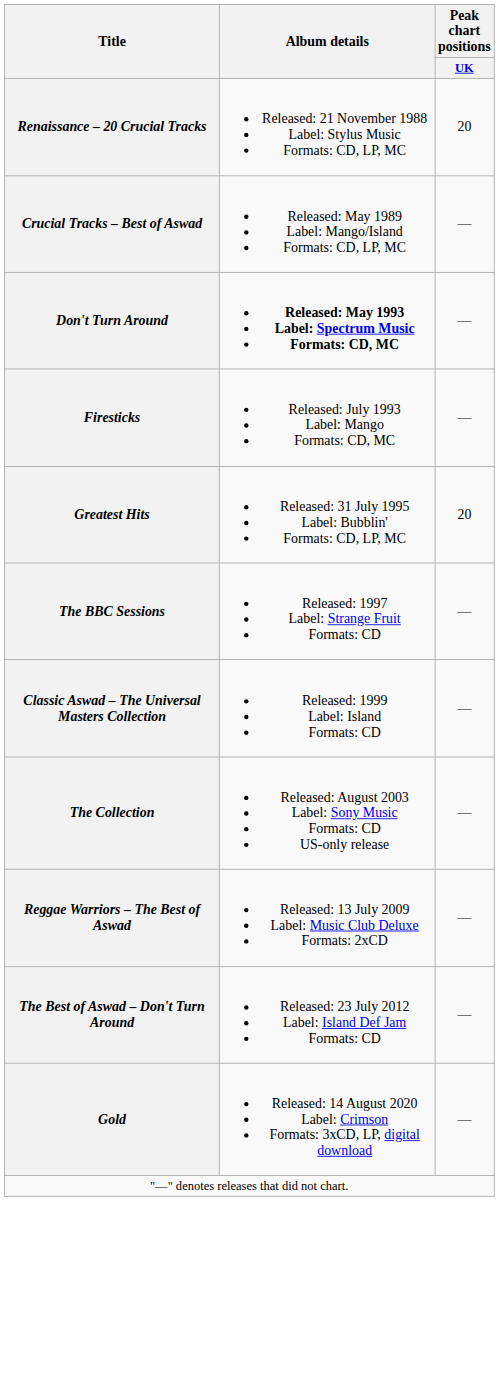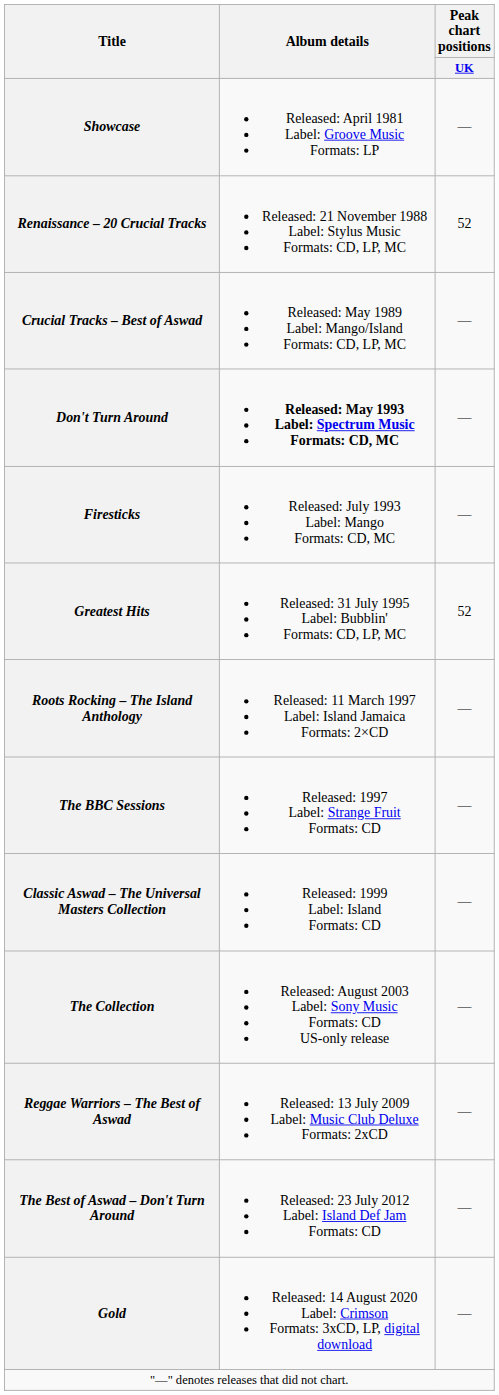+ row: (112, 127)
(464, 127) 20 -> (464, 223) 52
(464, 514) 20 -> (464, 611) 52
+ row: (112, 708)
